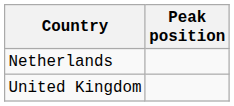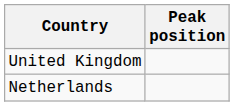rows swapped: (61, 62) <-> (75, 88)
